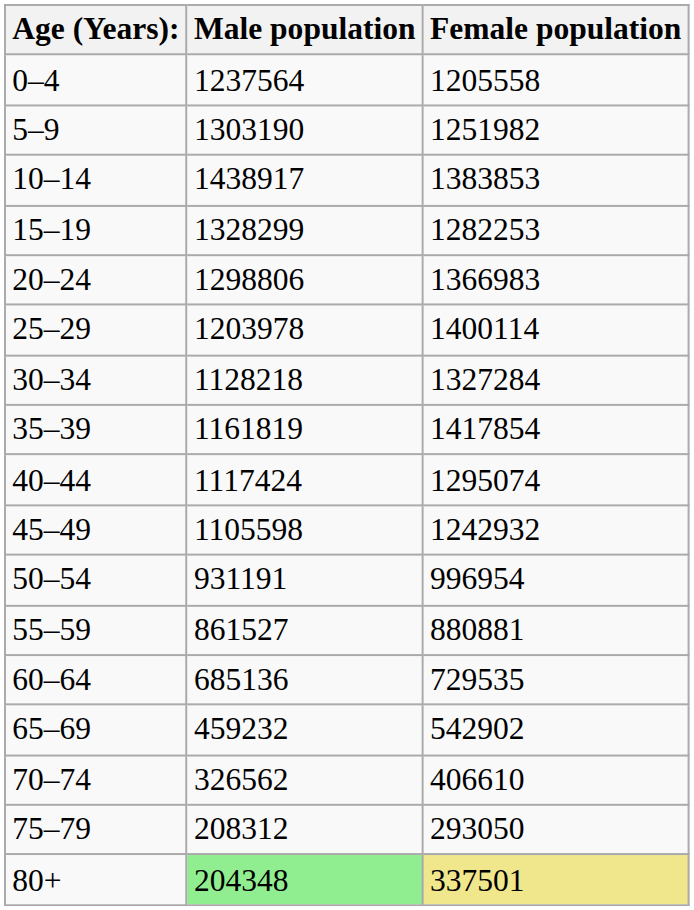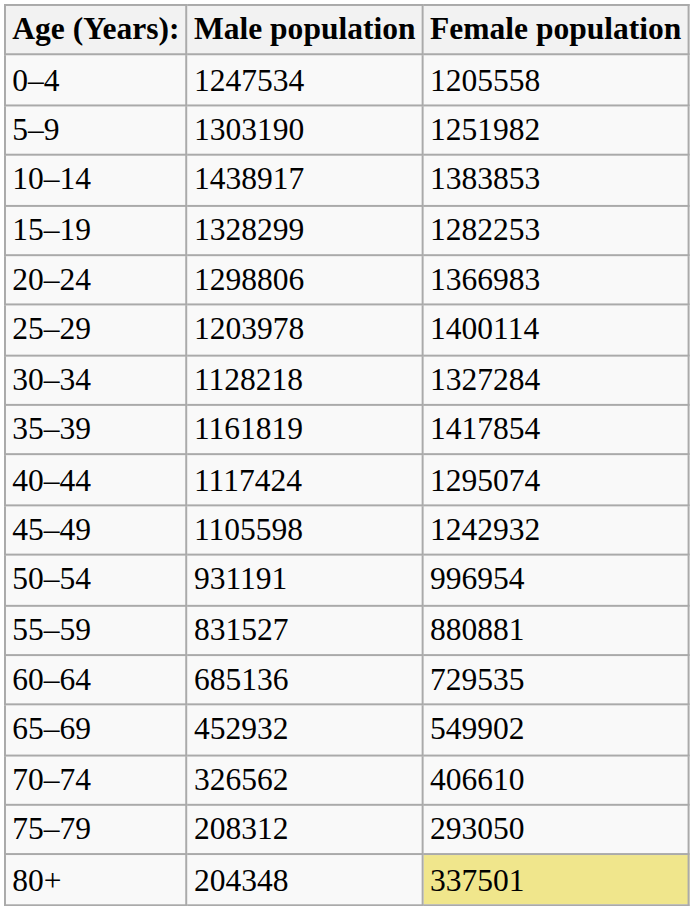(249, 79) 1237564 -> (249, 79) 1247534
(241, 629) 861527 -> (241, 629) 831527
(241, 729) 459232 -> (241, 729) 452932
(477, 729) 542902 -> (477, 729) 549902
(241, 879) lightgreen background -> (241, 879) no background
